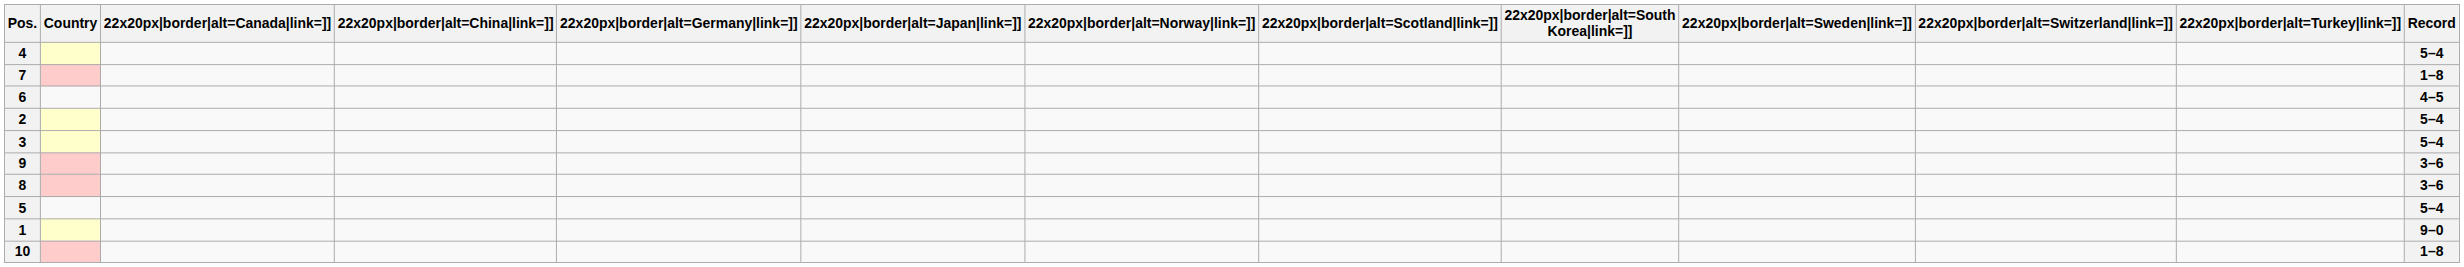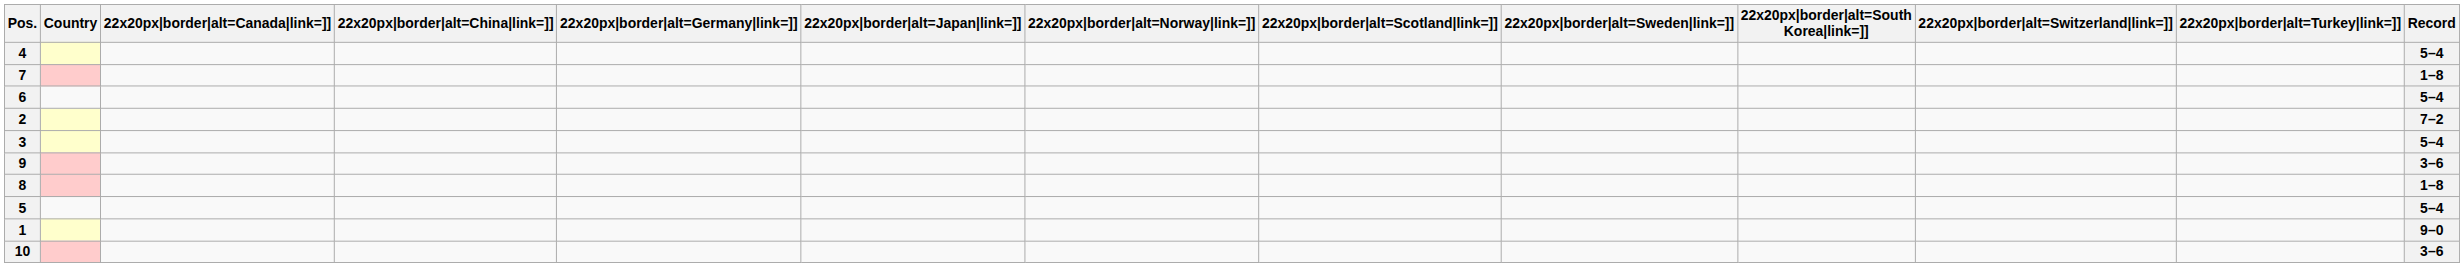columns swapped: (1590, 24) <-> (1797, 24)
(2432, 98) 4–5 -> (2432, 98) 5–4
(2432, 120) 5–4 -> (2432, 120) 7–2
(2432, 186) 3–6 -> (2432, 186) 1–8
(2432, 252) 1–8 -> (2432, 252) 3–6
